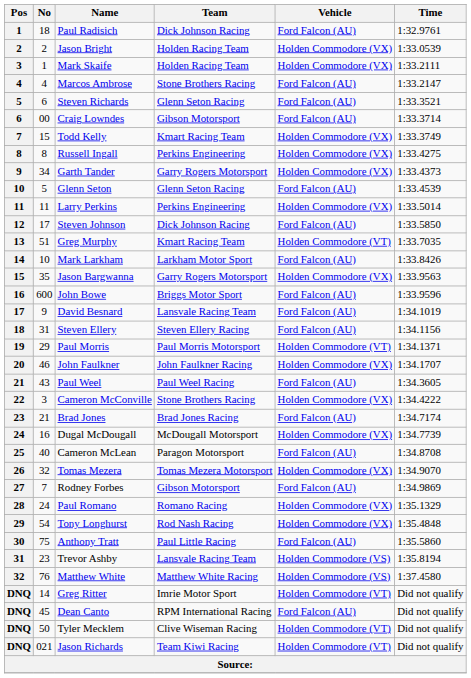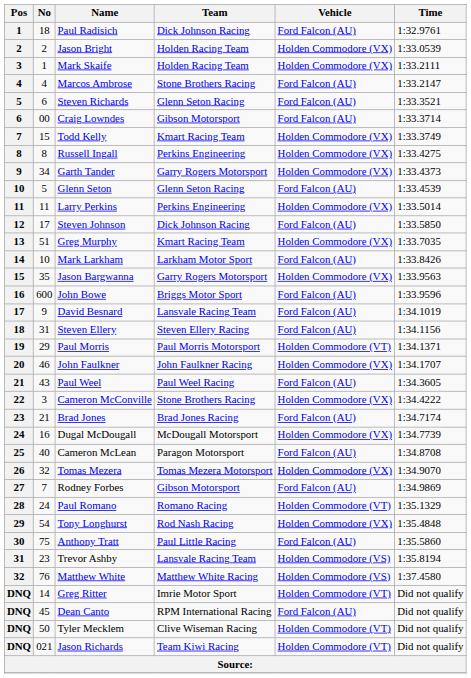(334, 241) Holden Commodore (VT) -> (335, 241) Holden Commodore (VX)
(335, 505) Holden Commodore (VX) -> (334, 505) Holden Commodore (VT)
